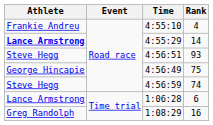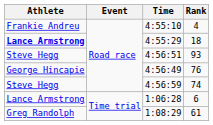(196, 40) 14 -> (196, 40) 18
(196, 70) 75 -> (196, 70) 76
(196, 113) 16 -> (196, 113) 61
